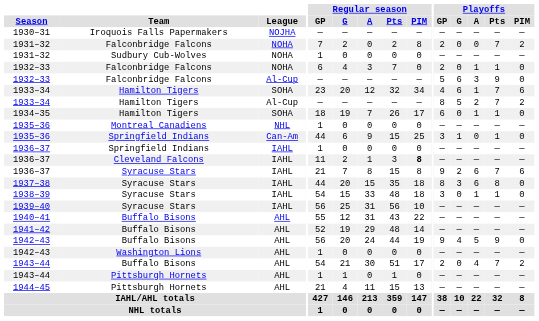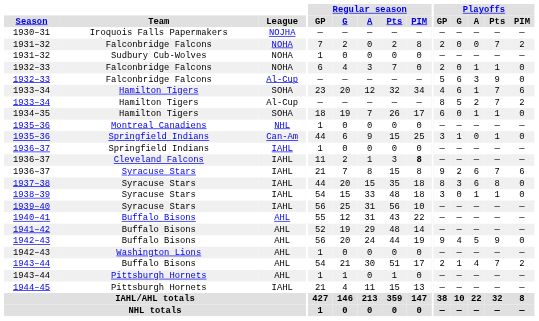(459, 264) 0 -> (459, 264) 1
(282, 287) AHL -> (282, 287) IAHL
